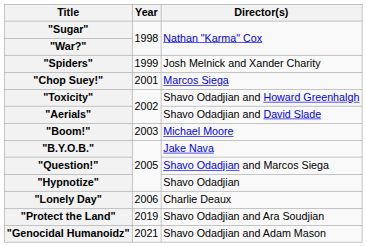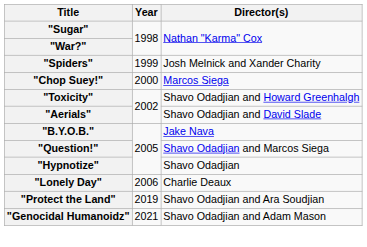(146, 81) 2001 -> (146, 81) 2000
- row: (68, 132)
